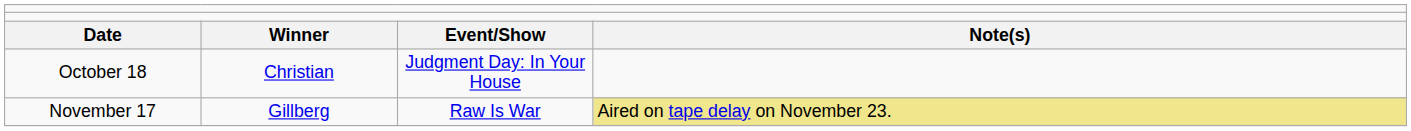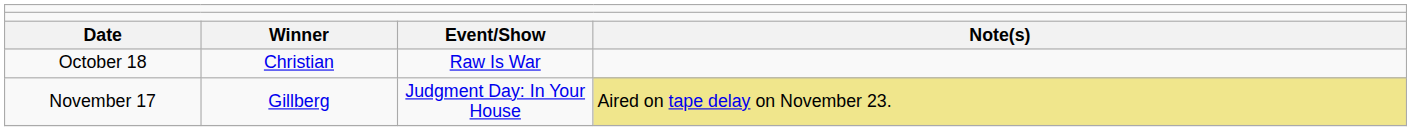(495, 73) Judgment Day: In Your House -> (495, 63) Raw Is War
(495, 111) Raw Is War -> (495, 101) Judgment Day: In Your House
